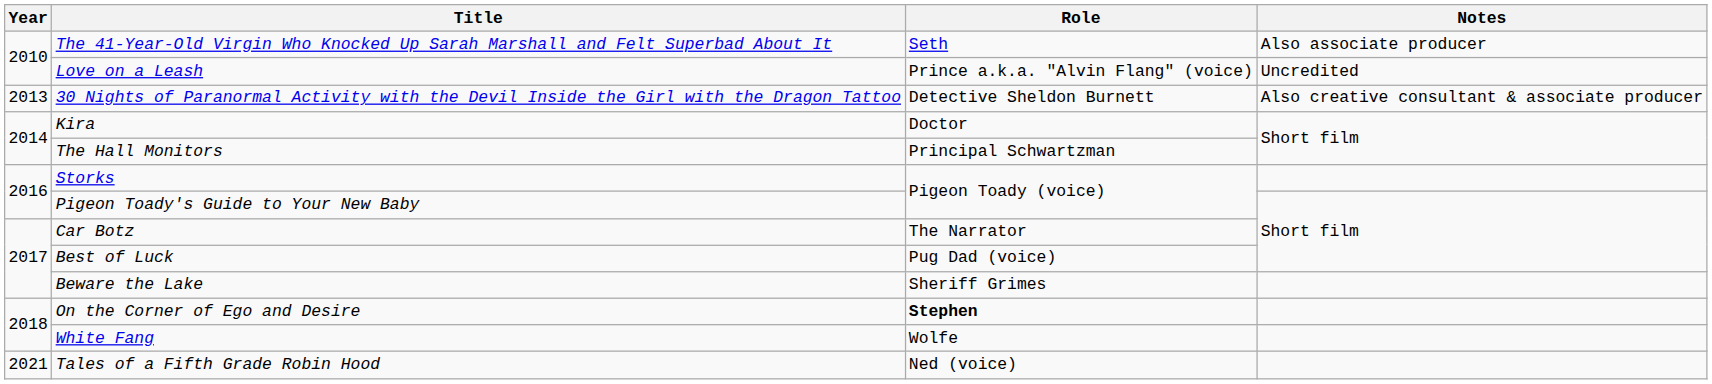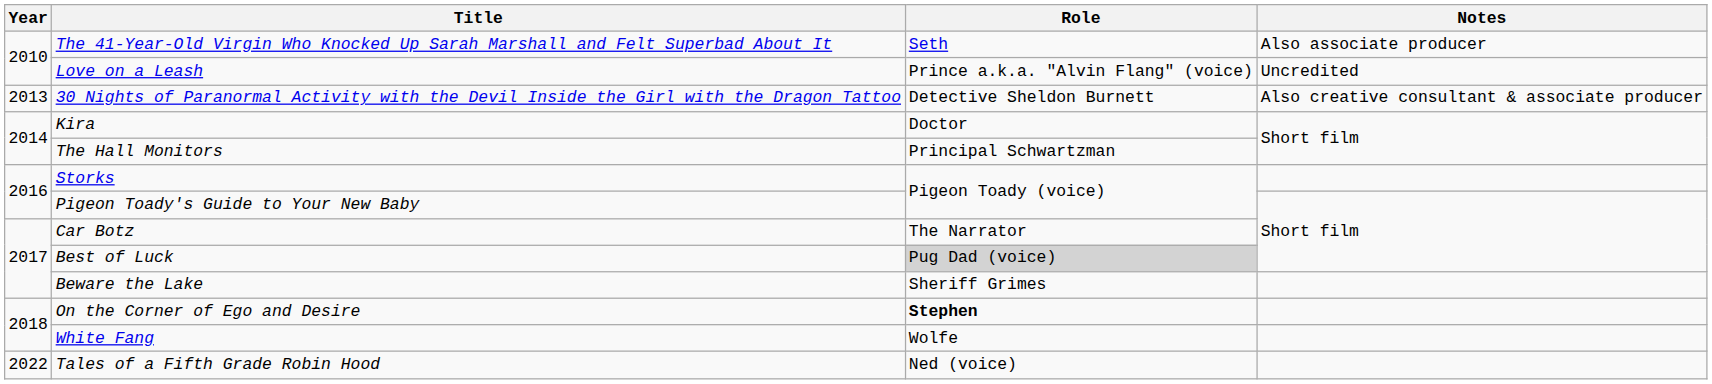(983, 258) no background -> (983, 258) lightgrey background
(28, 365) 2021 -> (28, 365) 2022
